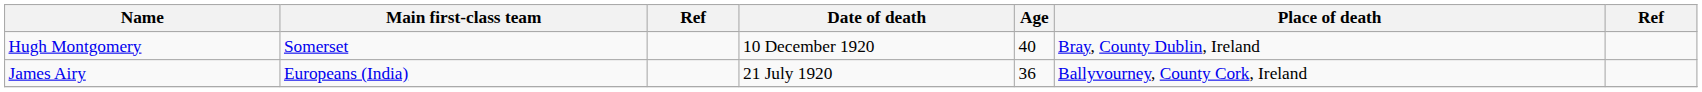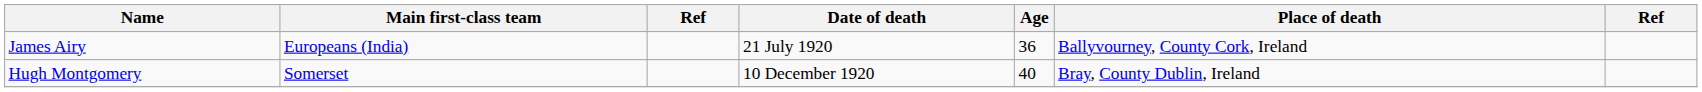rows swapped: (47, 73) <-> (75, 45)
